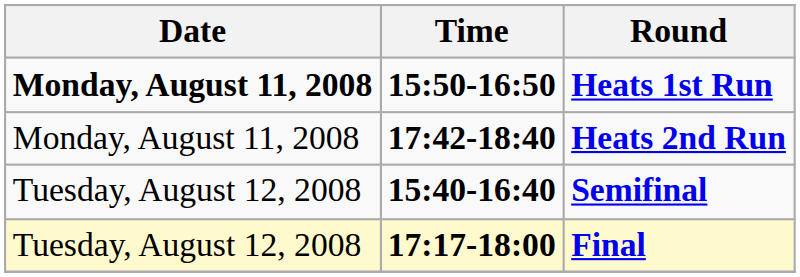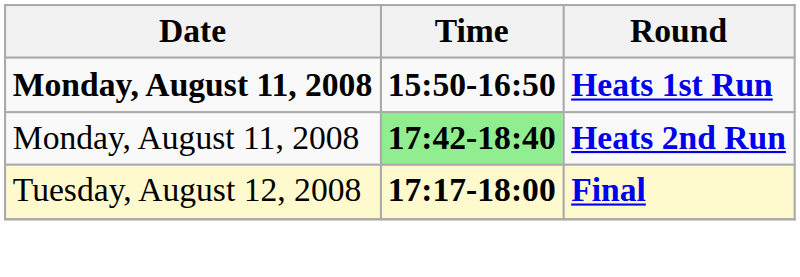(472, 137) no background -> (472, 137) lightgreen background
- row: (639, 191)
